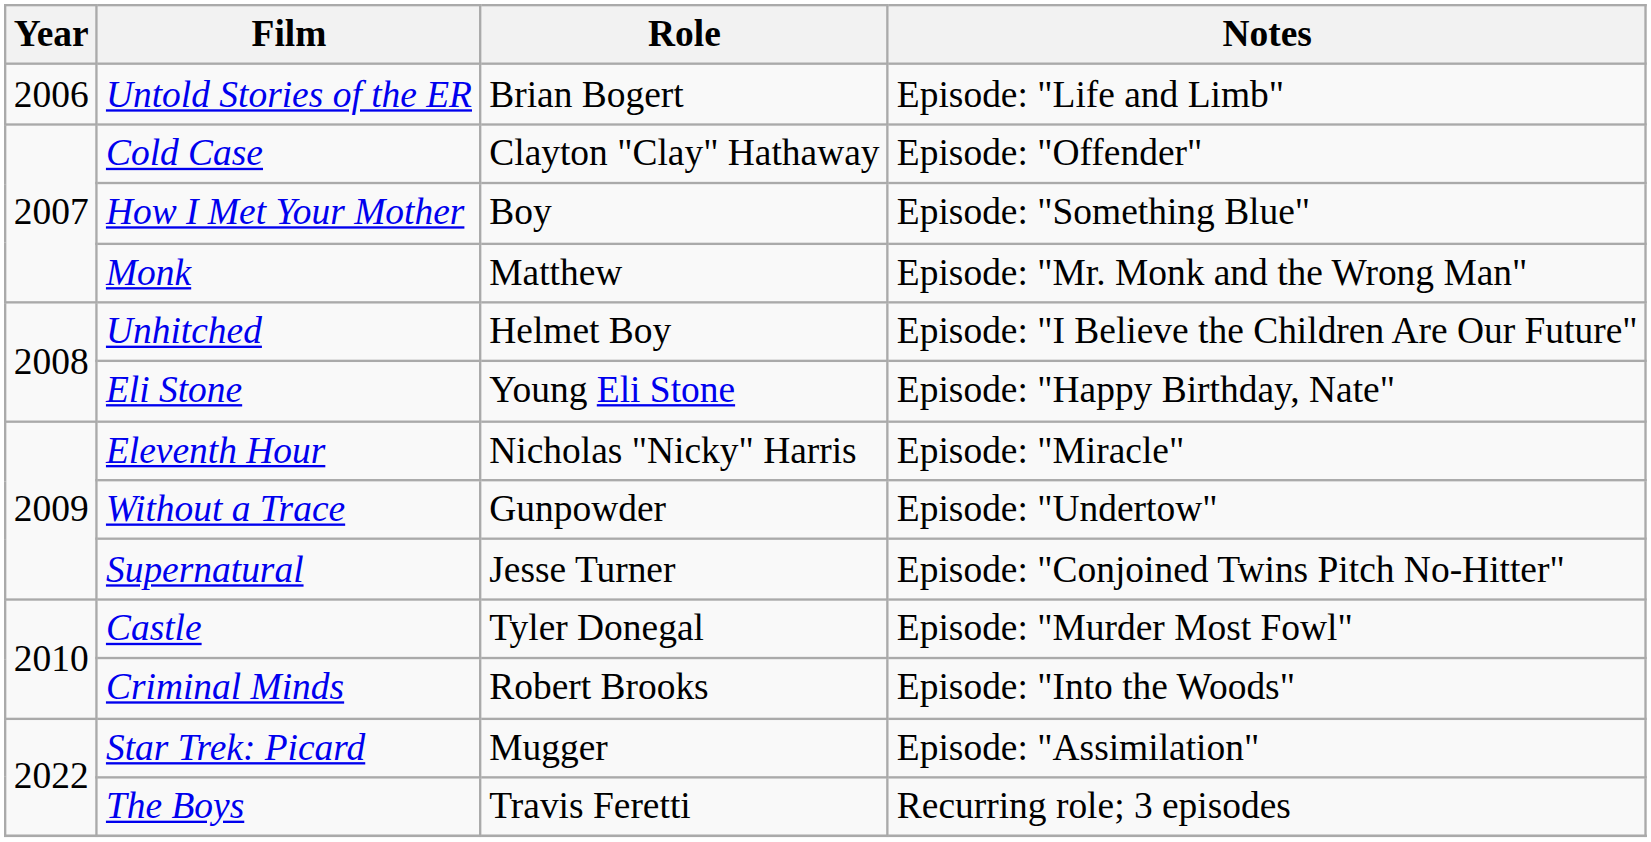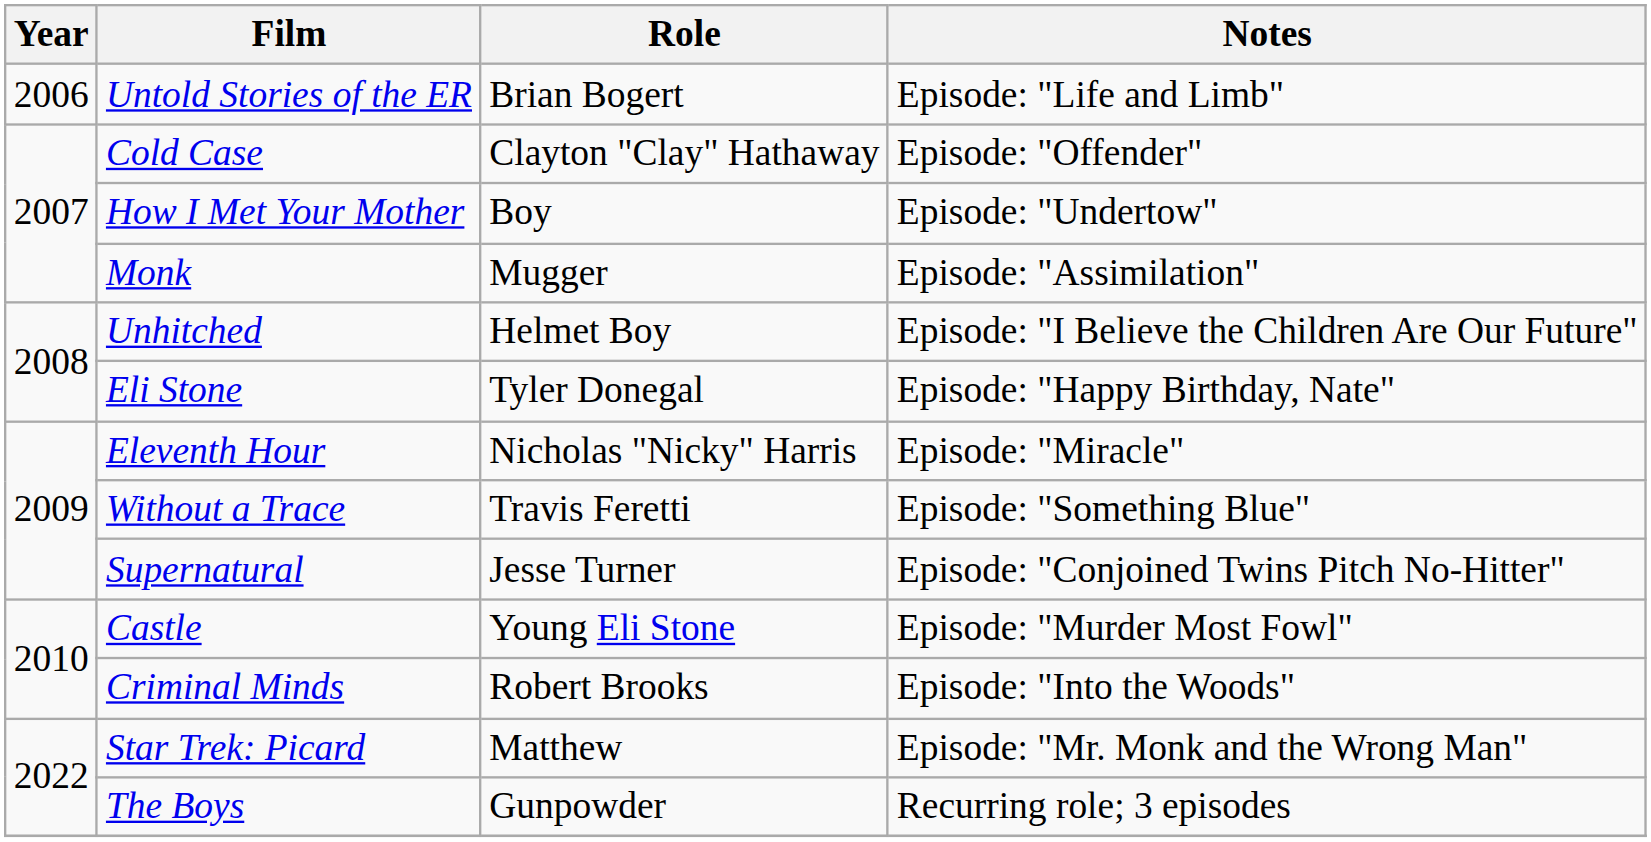(1103, 212) Episode: "Something Blue" -> (1057, 212) Episode: "Undertow"
(556, 271) Matthew -> (549, 271) Mugger
(1212, 271) Episode: "Mr. Monk and the Wrong Man" -> (1078, 271) Episode: "Assimilation"
(612, 390) Young Eli Stone -> (597, 390) Tyler Donegal
(578, 509) Gunpowder -> (590, 509) Travis Feretti
(1057, 509) Episode: "Undertow" -> (1103, 509) Episode: "Something Blue"
(597, 627) Tyler Donegal -> (612, 627) Young Eli Stone
(549, 746) Mugger -> (556, 746) Matthew
(1078, 746) Episode: "Assimilation" -> (1212, 746) Episode: "Mr. Monk and the Wrong Man"
(590, 806) Travis Feretti -> (578, 806) Gunpowder
